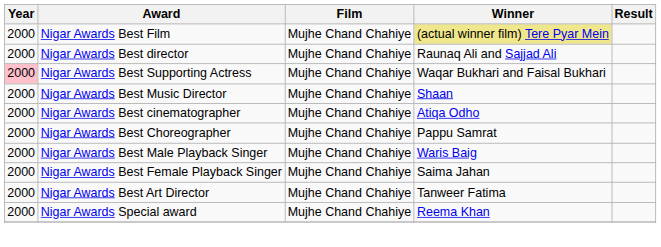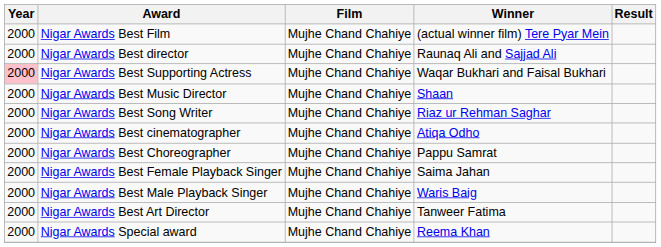(513, 34) khaki background -> (513, 34) no background
+ row: (127, 113)
rows swapped: (161, 172) <-> (154, 152)
